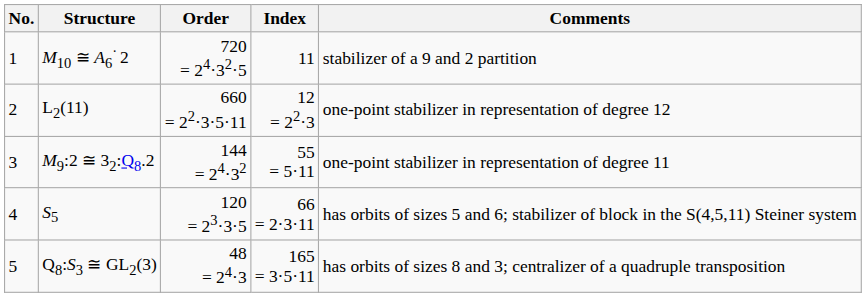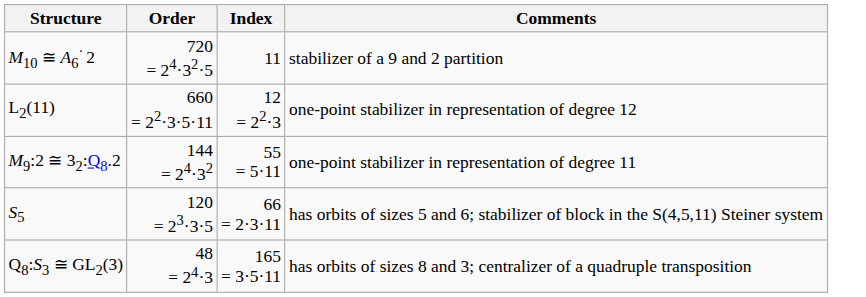- column: (21, 18)
